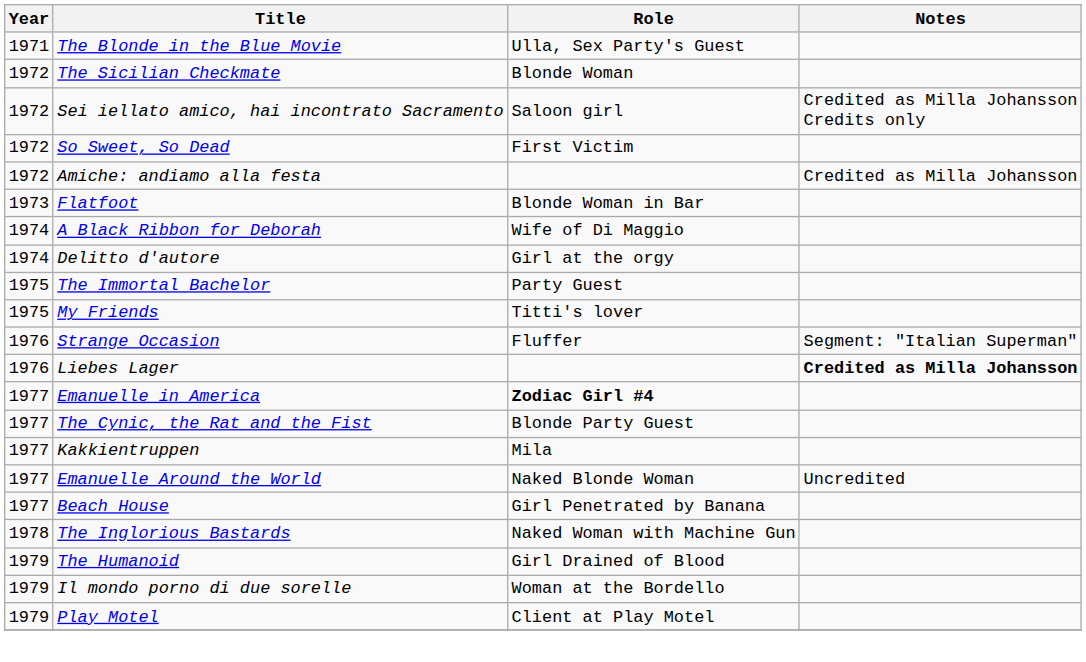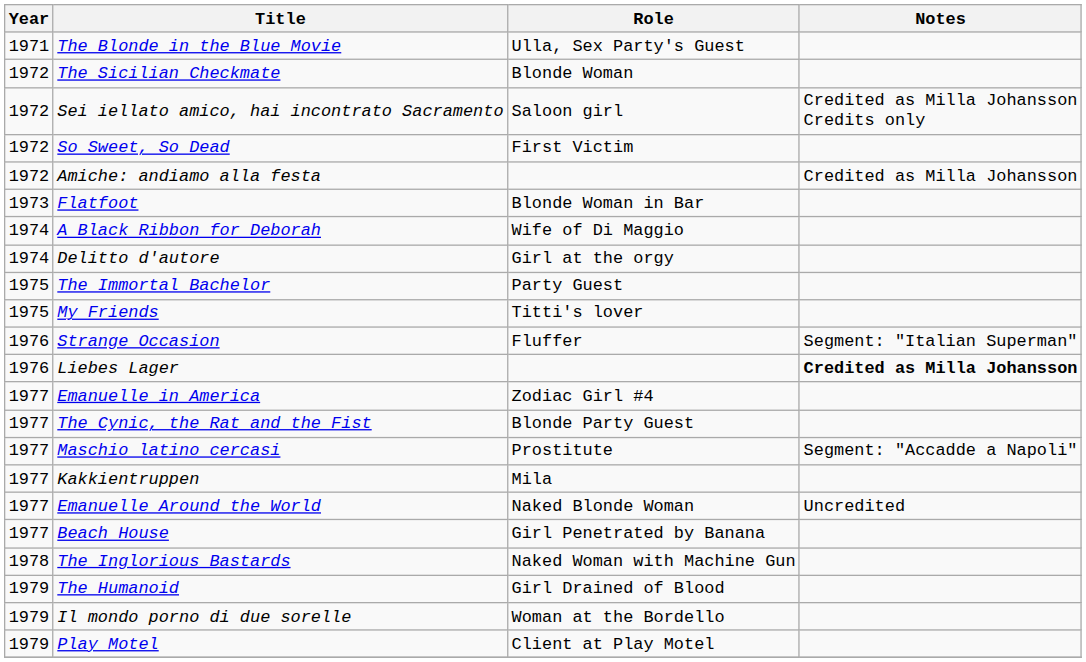(583, 396) bold -> (583, 396) normal
+ row: (169, 451)
